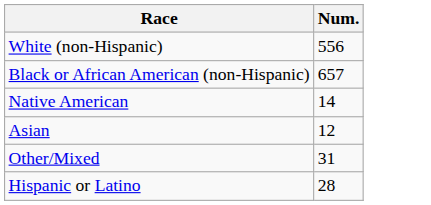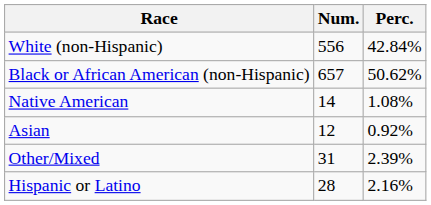+ column: (395, 18)
